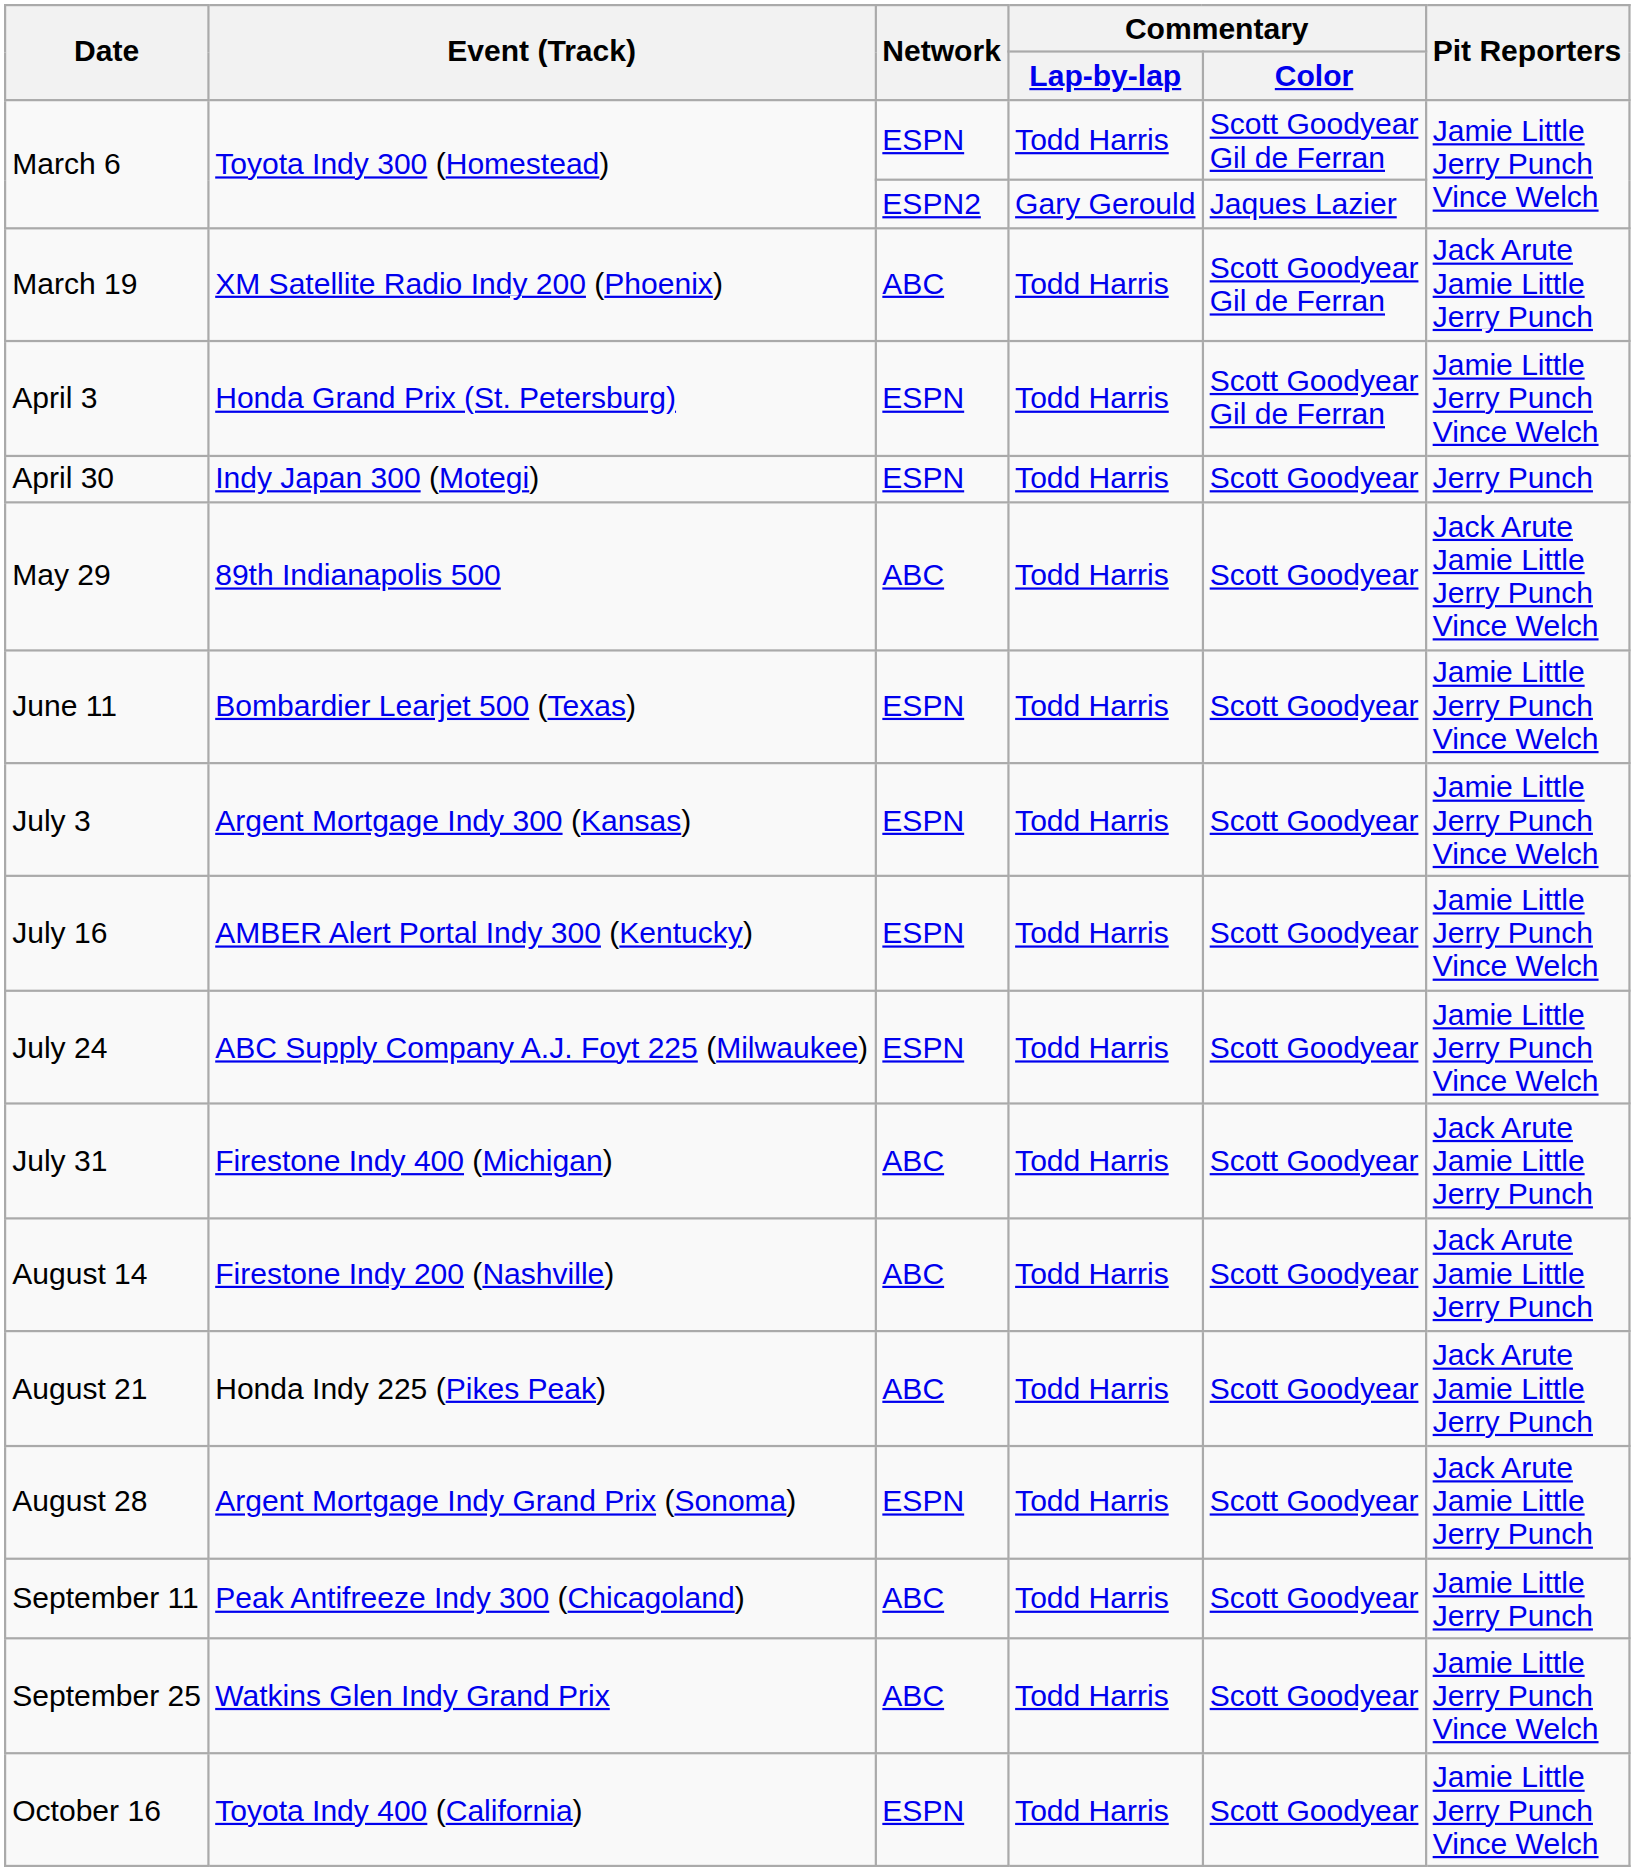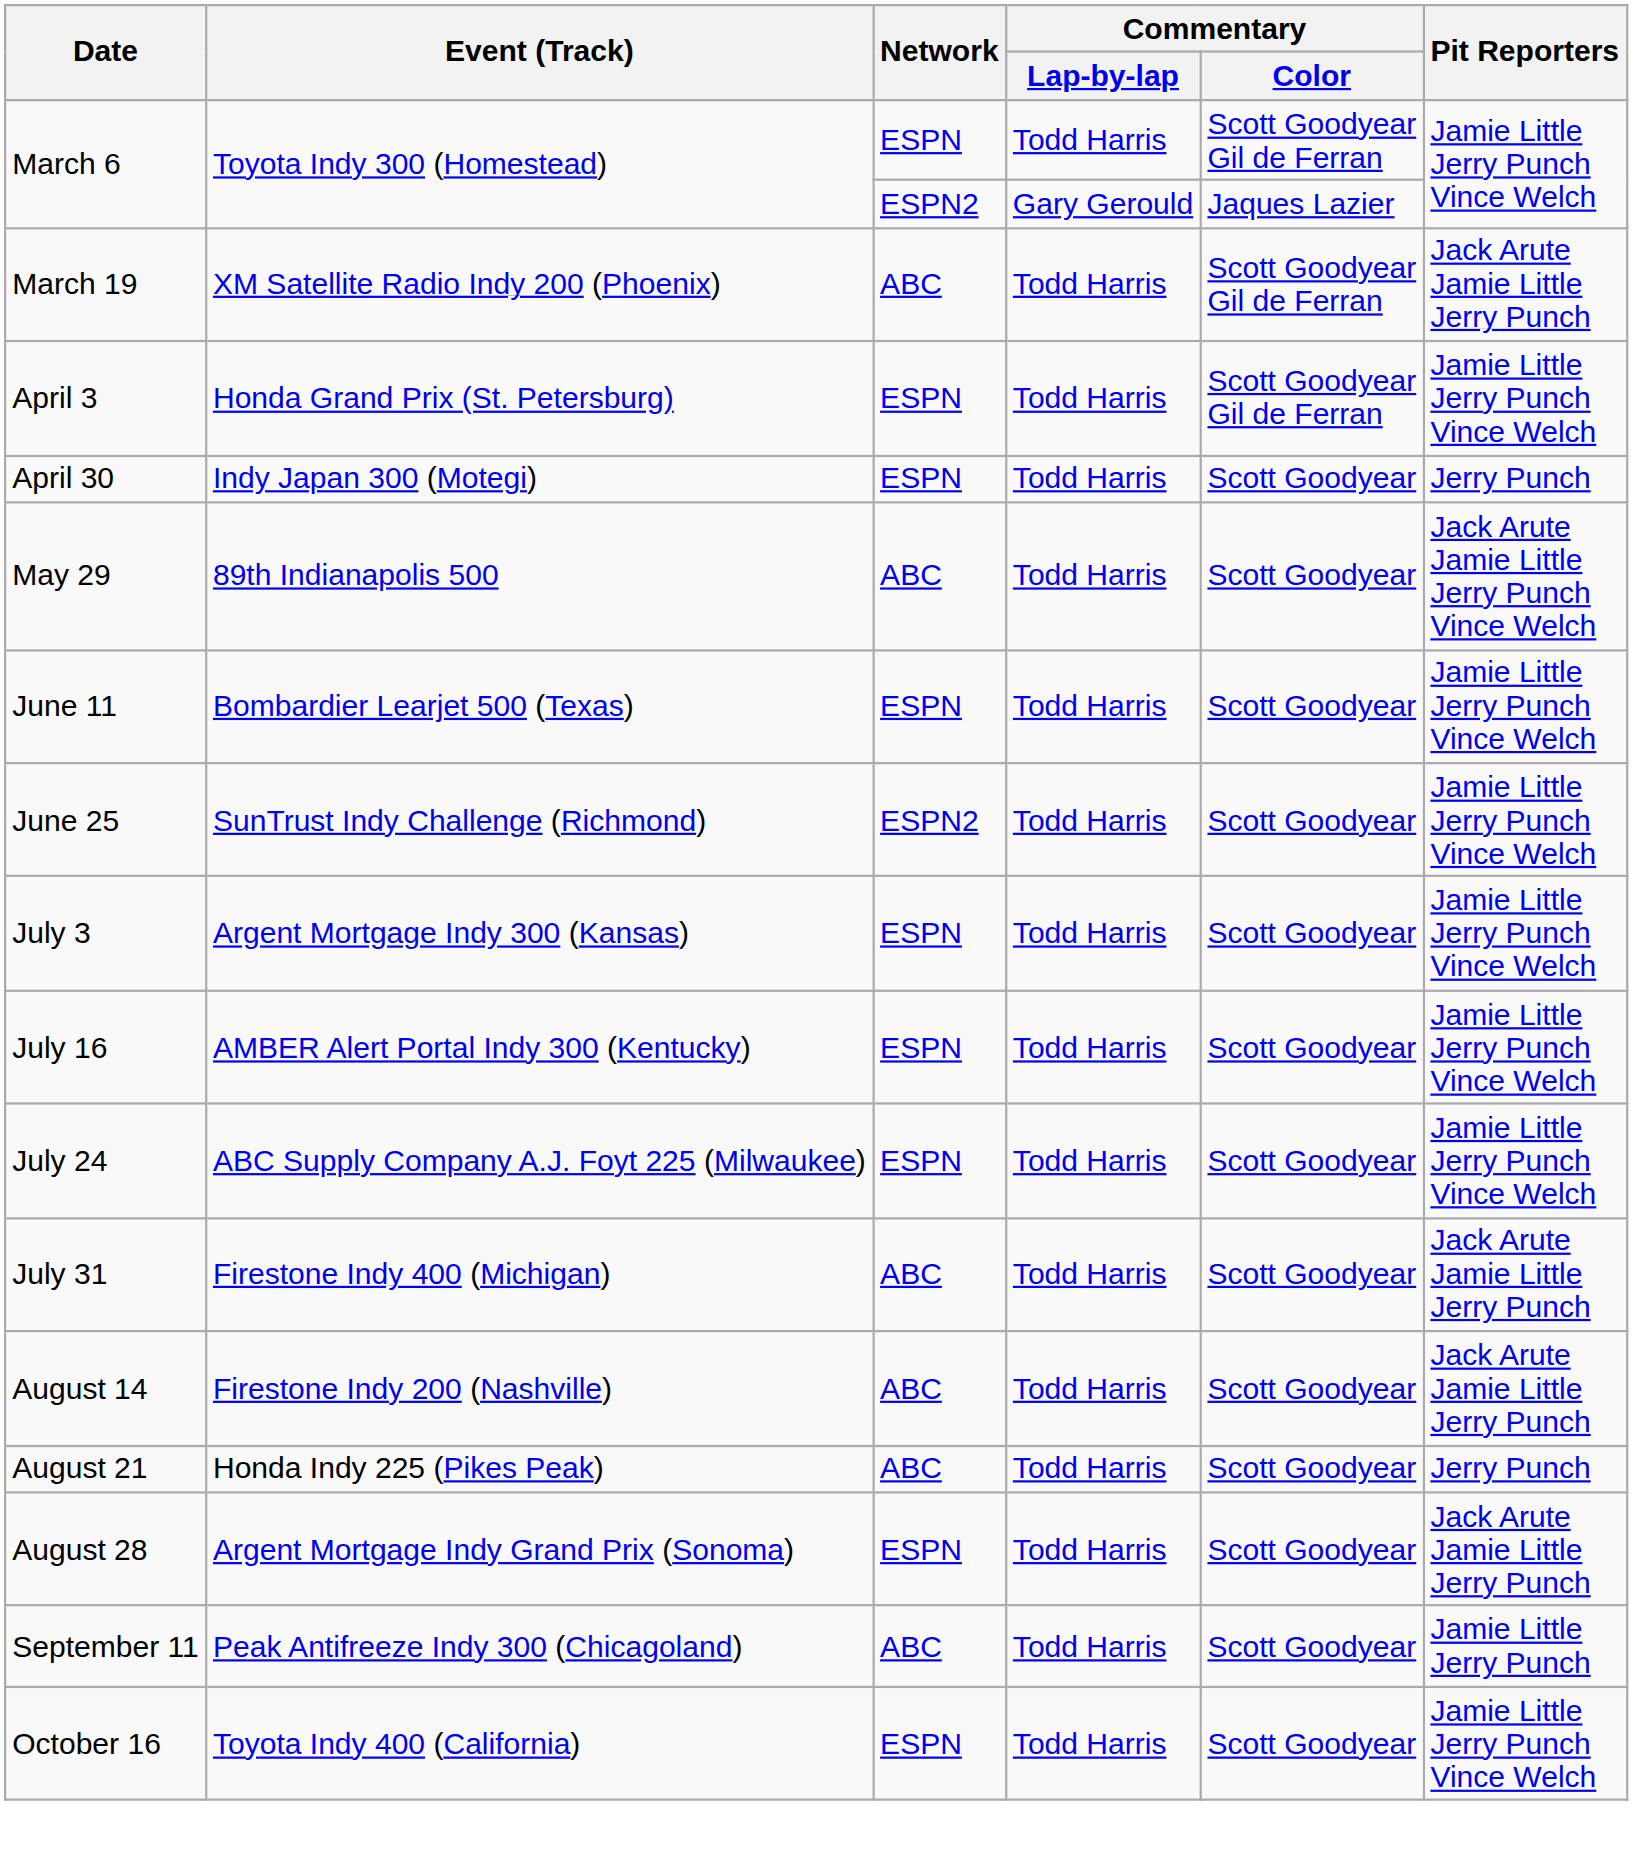+ row: (66, 819)
(1513, 1388) Jack Arute Jamie Little Jerry Punch -> (1511, 1468) Jerry Punch
- row: (107, 1696)
